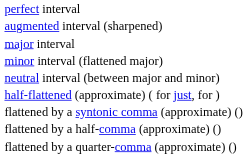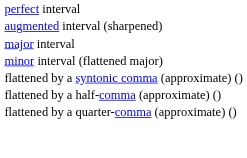- row: (112, 78)
- row: (112, 95)
